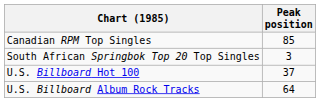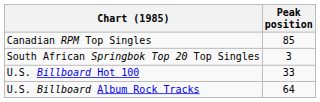(289, 73) 37 -> (289, 73) 33
